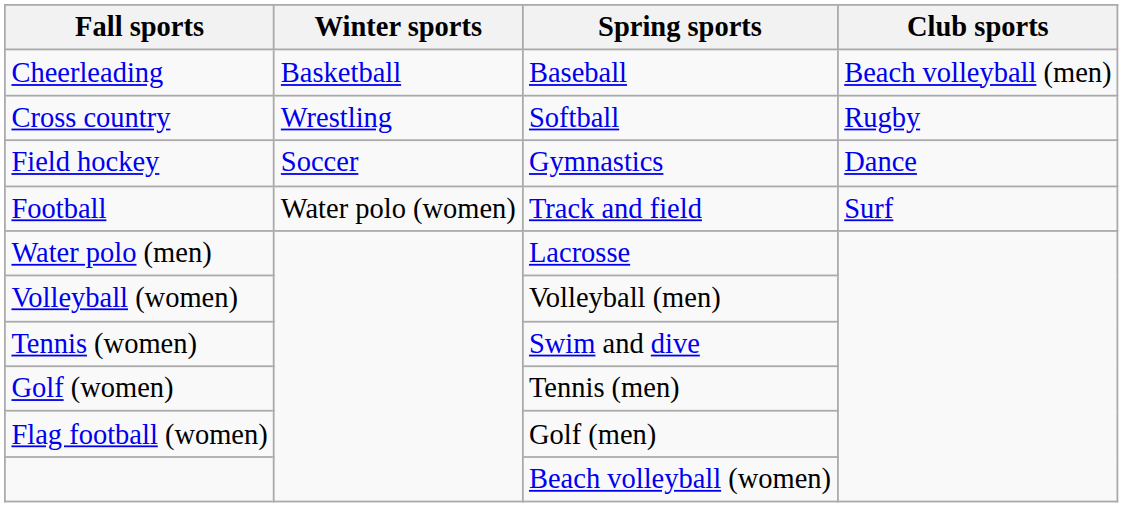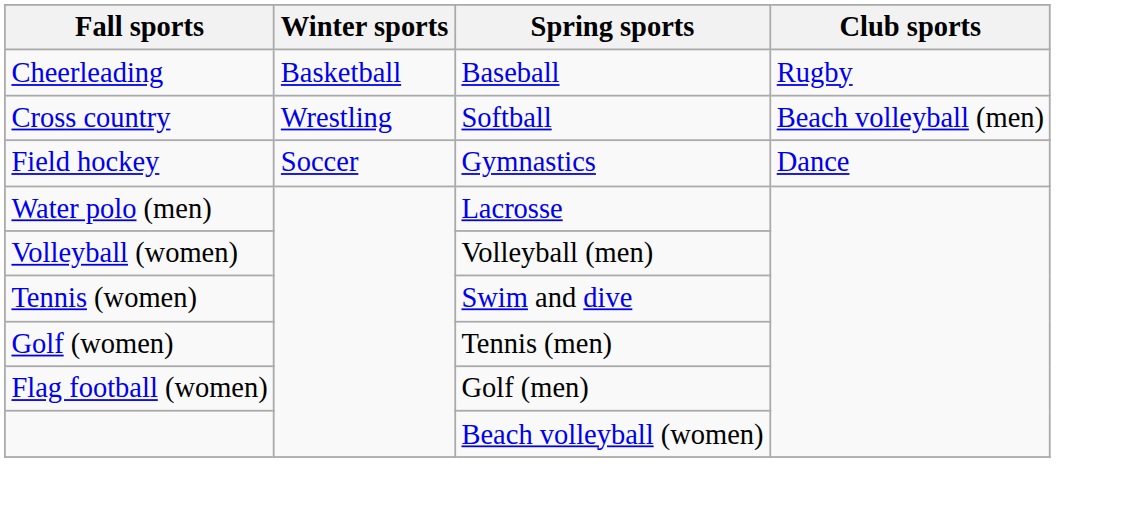(978, 72) Beach volleyball (men) -> (815, 72) Rugby
(882, 117) Rugby -> (910, 117) Beach volleyball (men)
- row: (59, 207)
